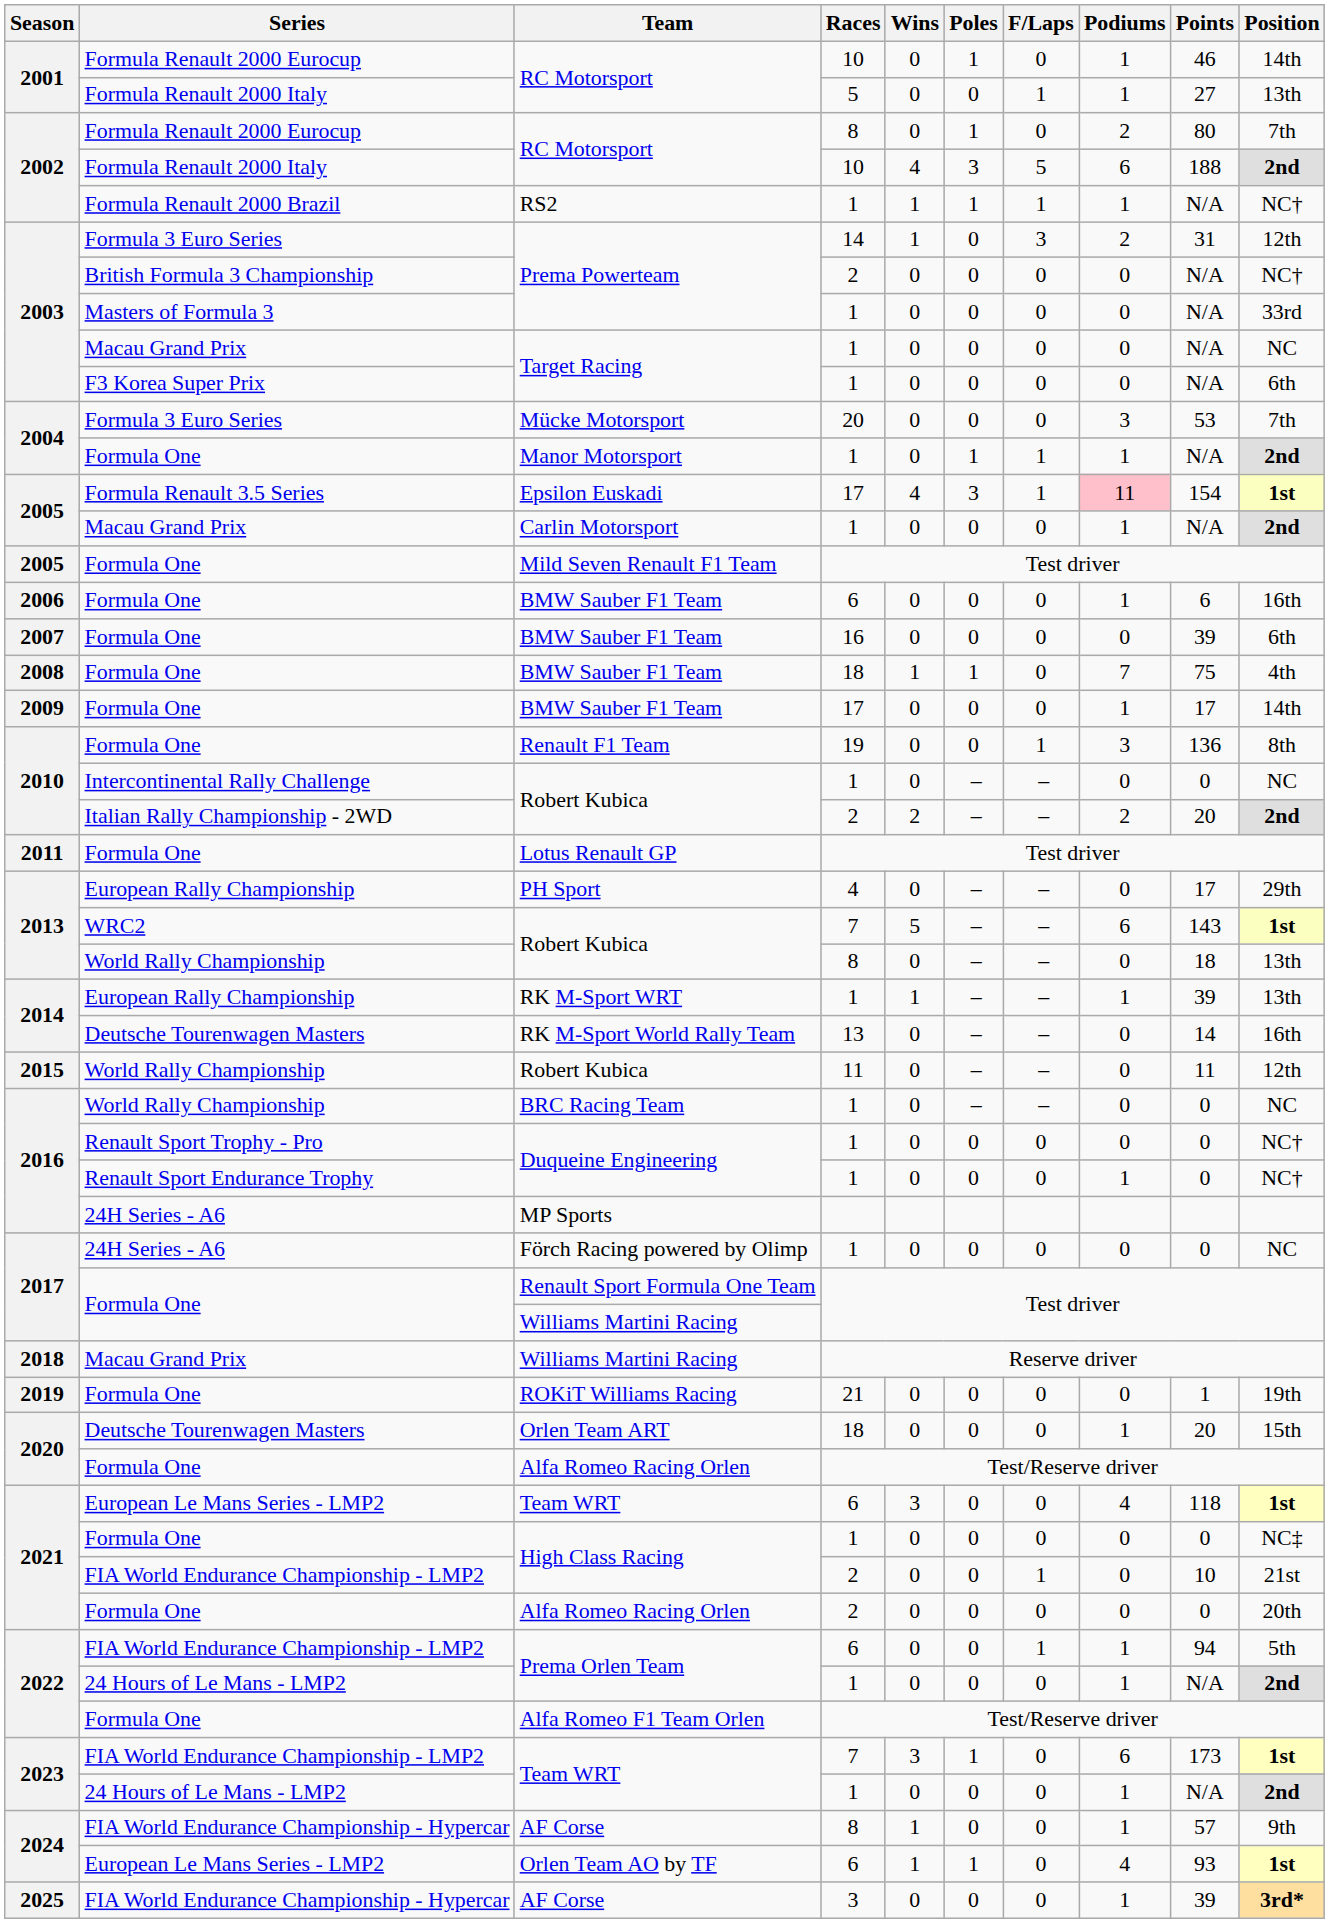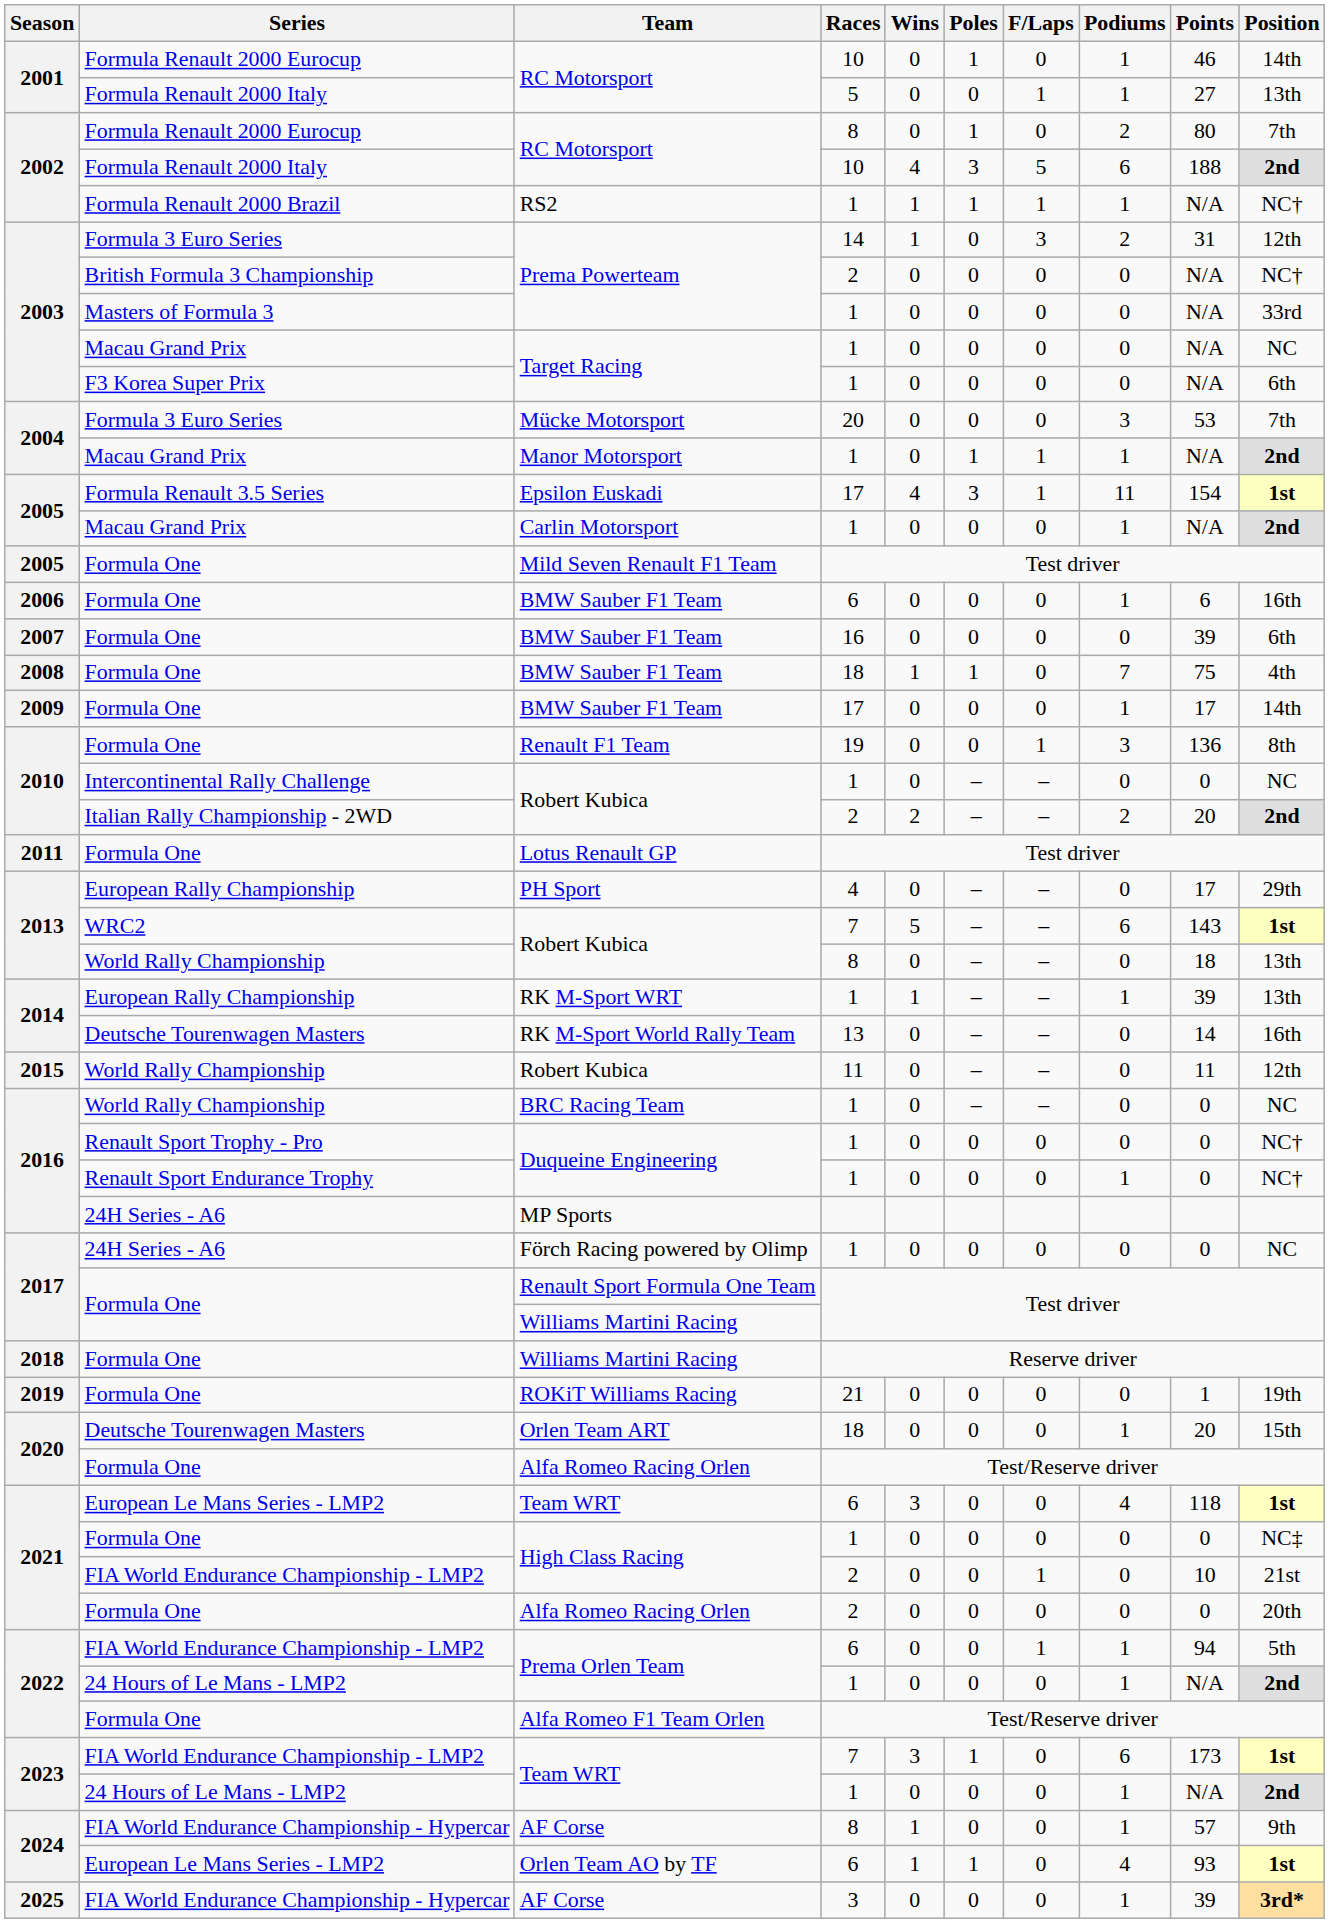(143, 456) Formula One -> (165, 456) Macau Grand Prix
(1125, 492) pink background -> (1125, 492) no background
(165, 1358) Macau Grand Prix -> (143, 1358) Formula One
